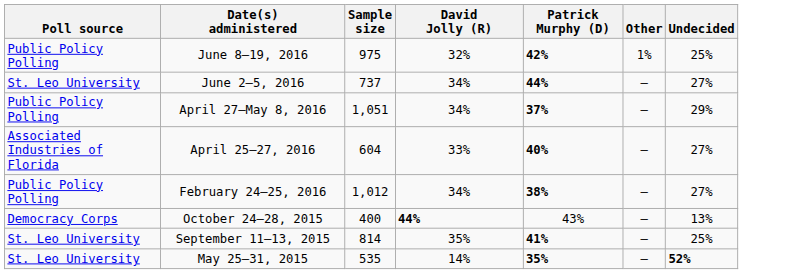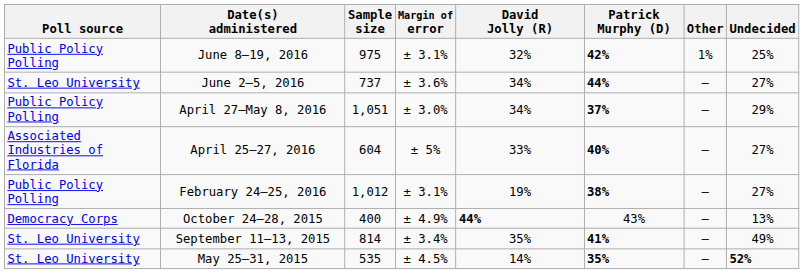+ column: (426, 22)
(459, 192) 34% -> (520, 192) 19%
(702, 238) 25% -> (762, 238) 49%
